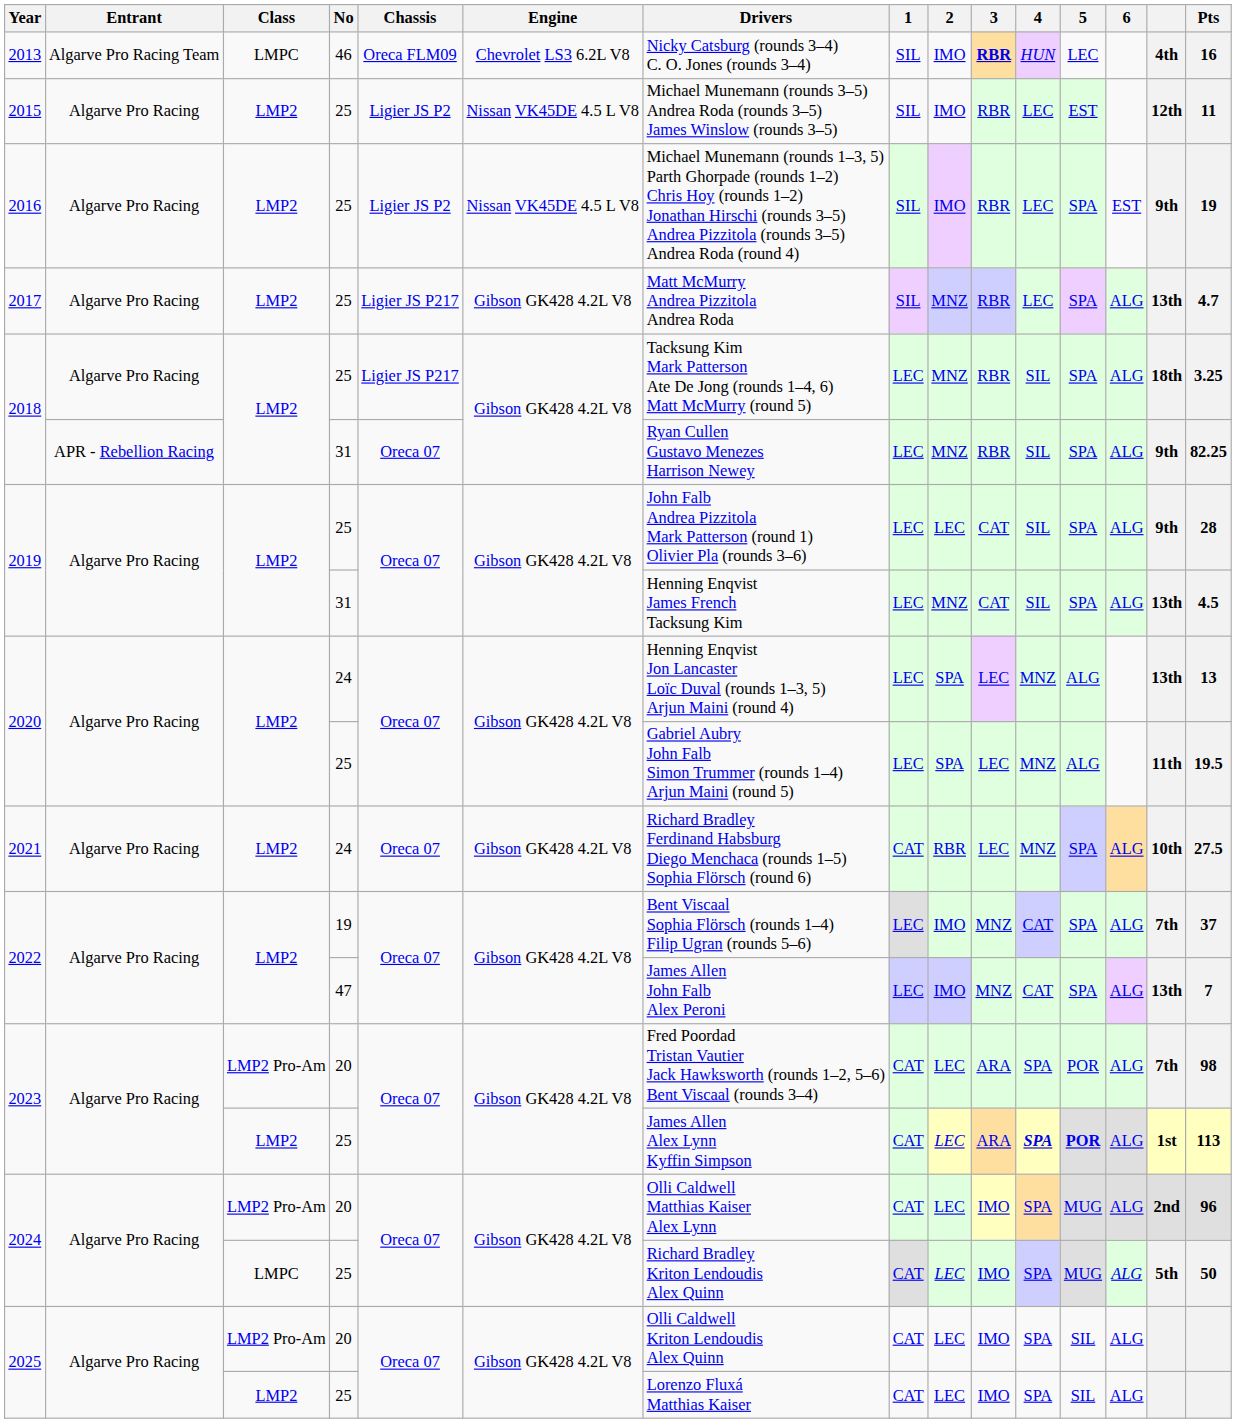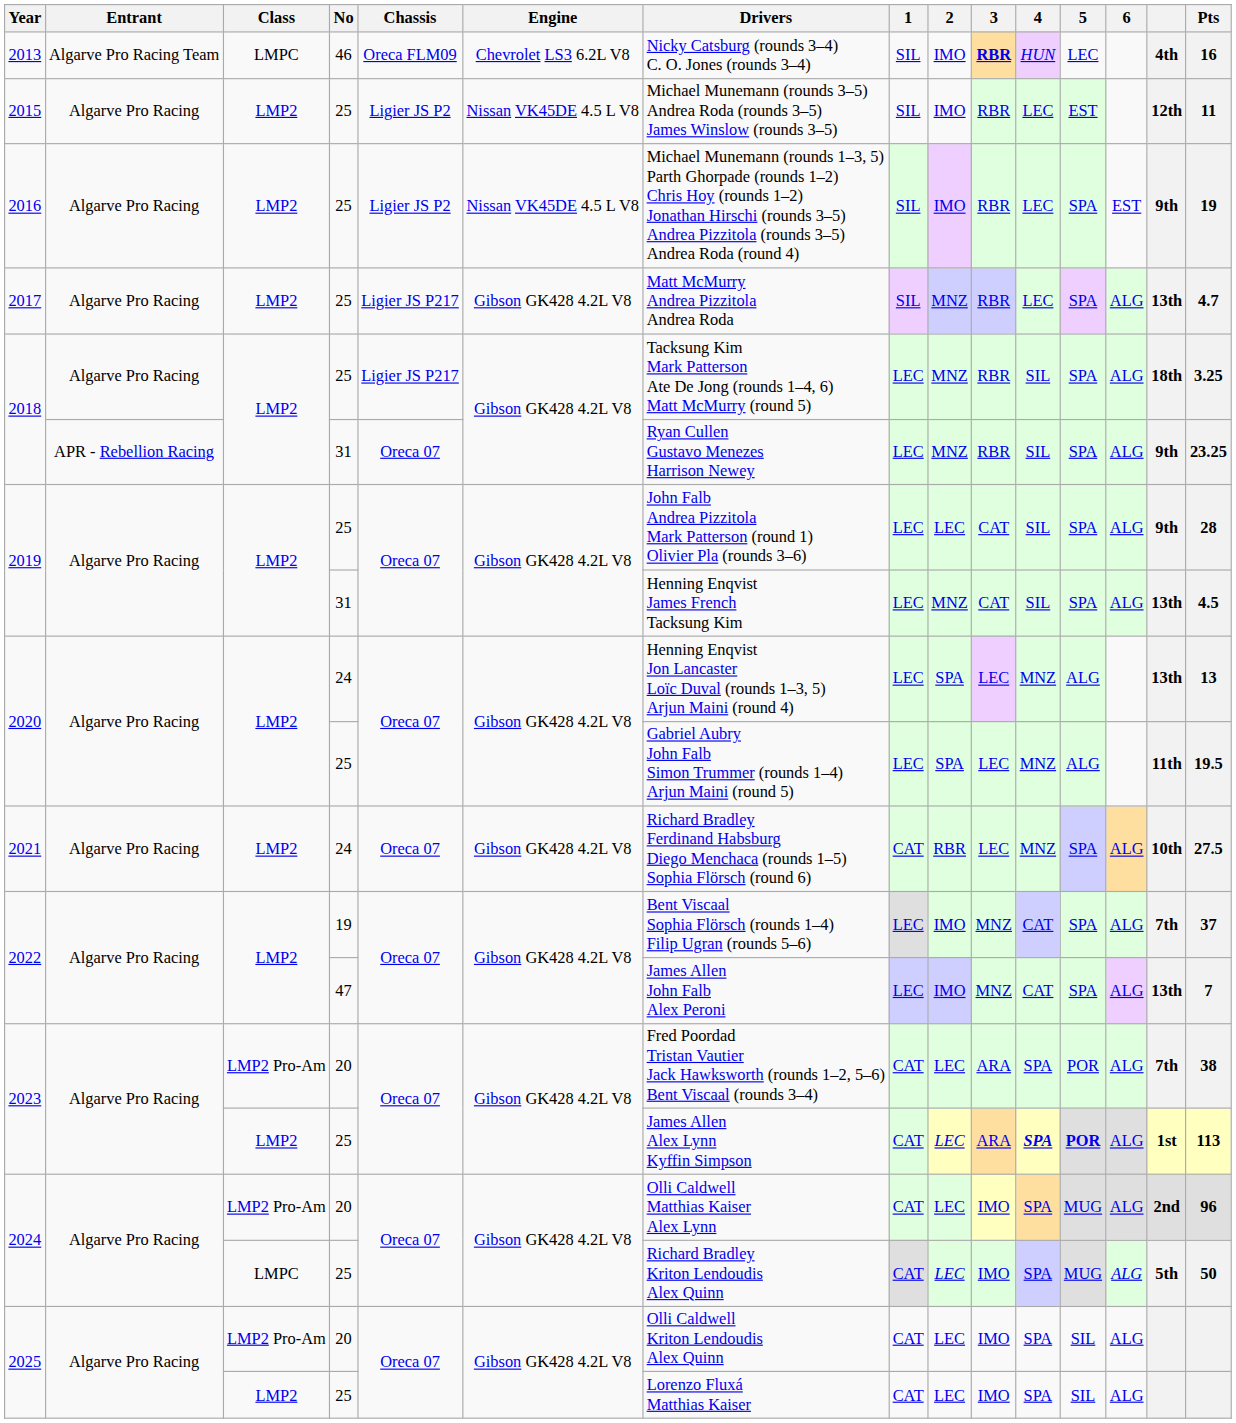(1208, 452) 82.25 -> (1208, 452) 23.25
(1208, 1066) 98 -> (1208, 1066) 38
